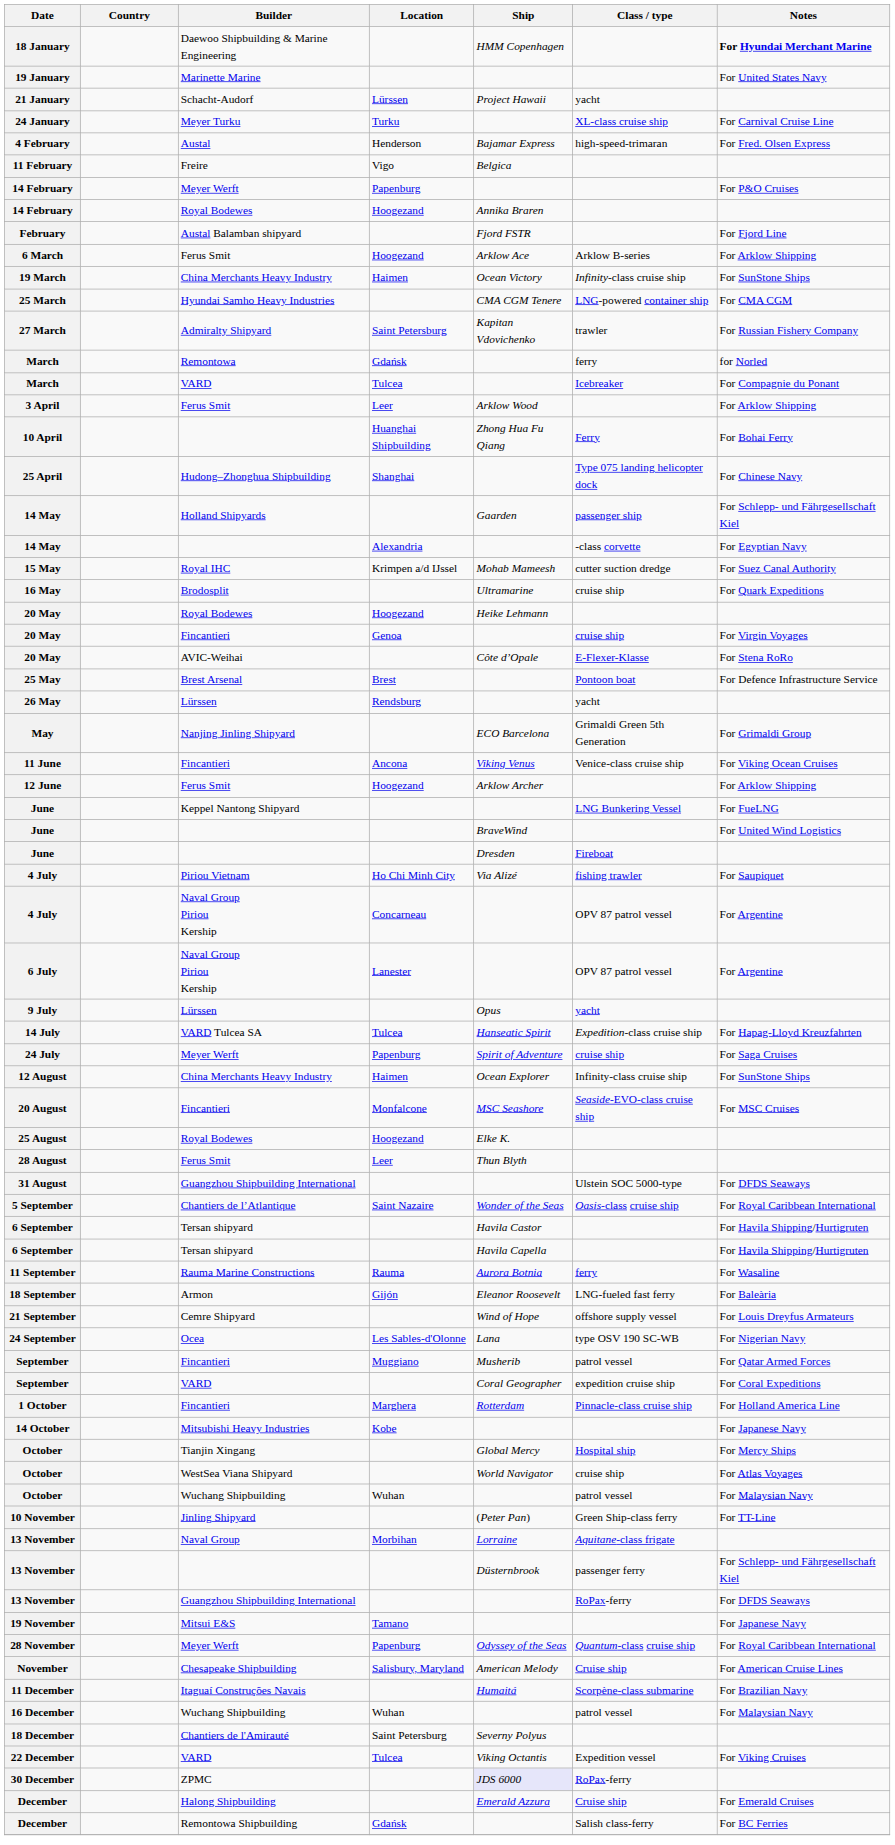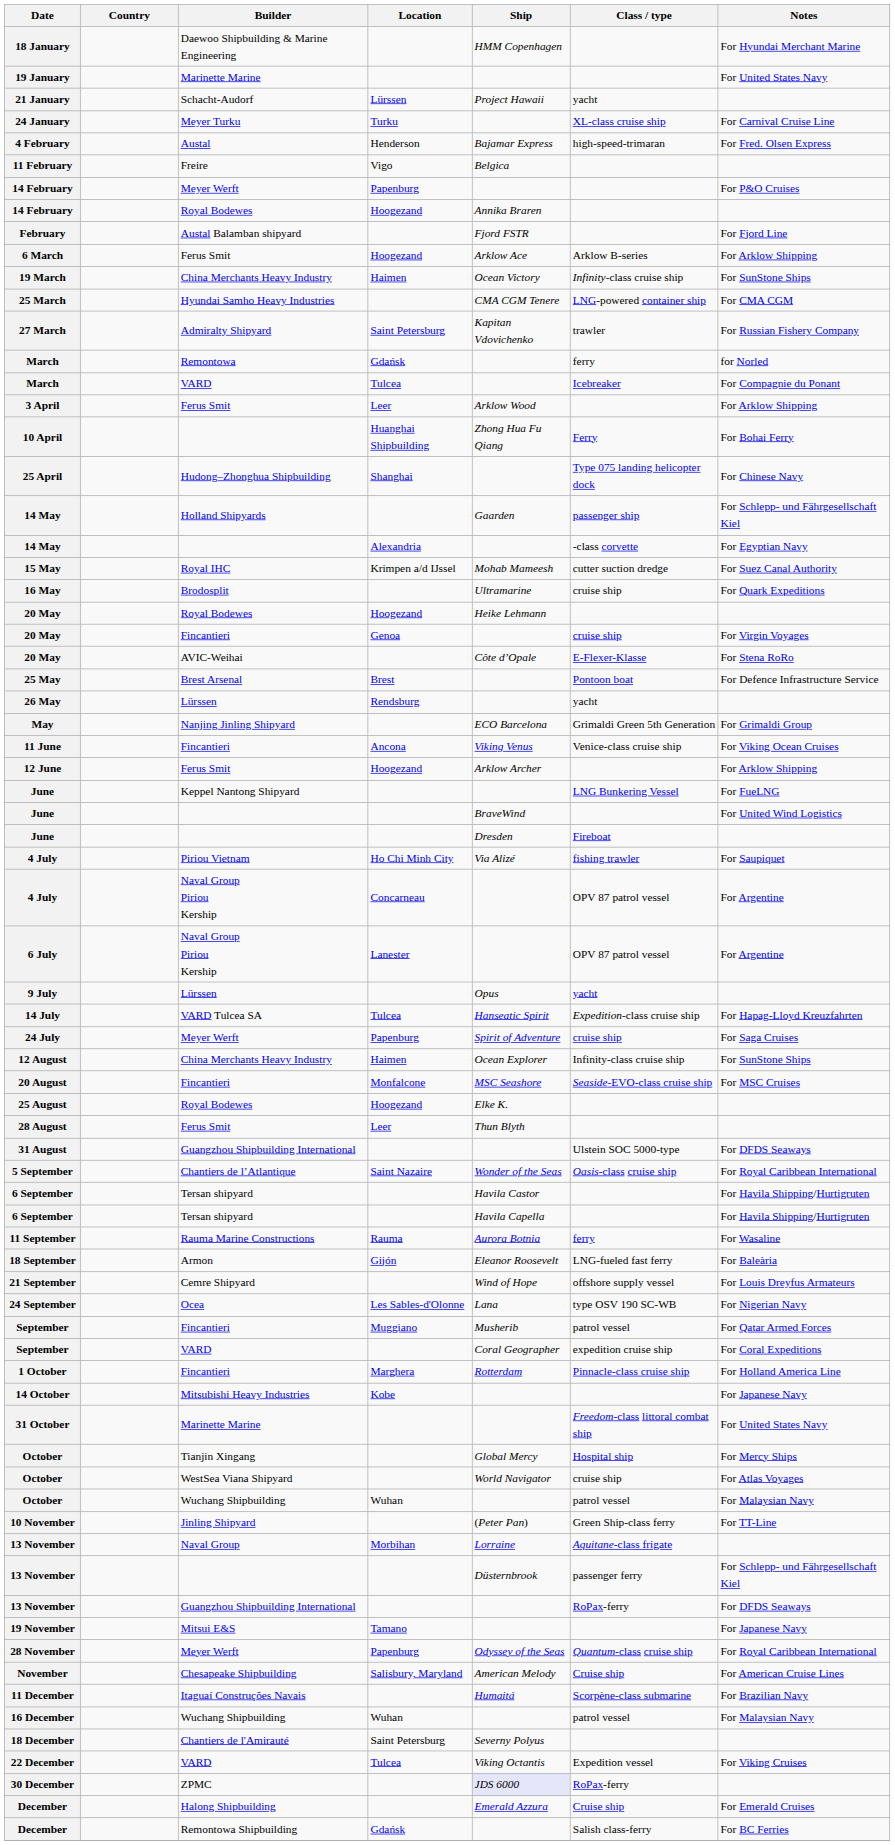(796, 46) bold -> (790, 46) normal
+ row: (42, 1424)
